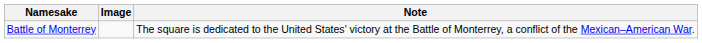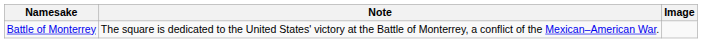columns swapped: (116, 12) <-> (415, 12)
